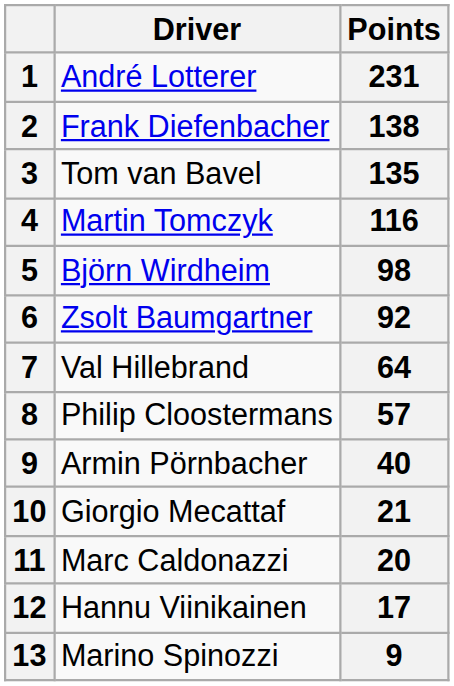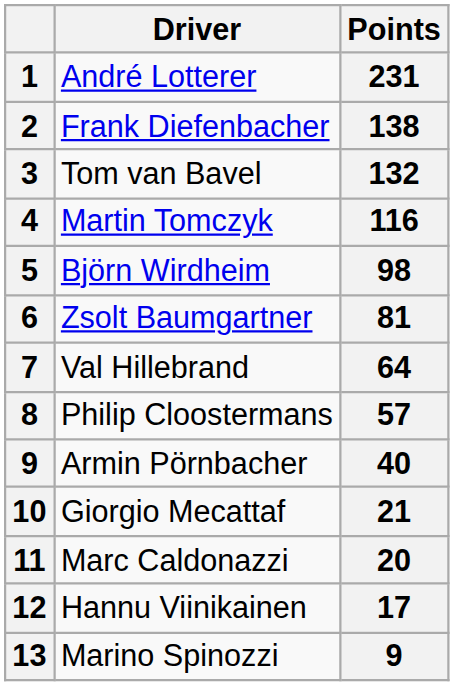(394, 174) 135 -> (394, 174) 132
(394, 318) 92 -> (394, 318) 81
